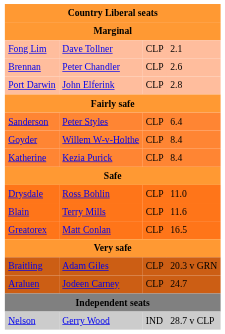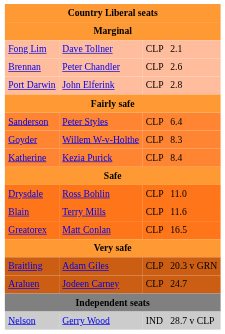(176, 139) 8.4 -> (176, 139) 8.3
